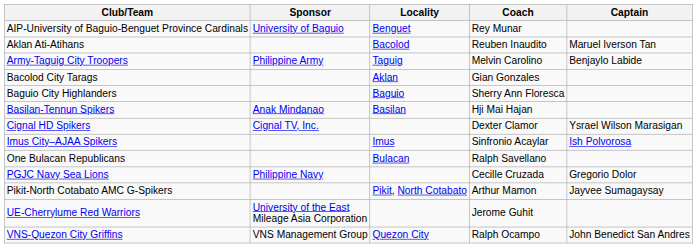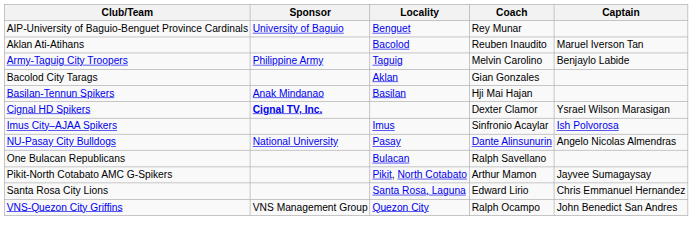- row: (62, 93)
(286, 126) normal -> (288, 110) bold
+ row: (61, 142)
- row: (58, 175)
+ row: (57, 191)
- row: (73, 213)
